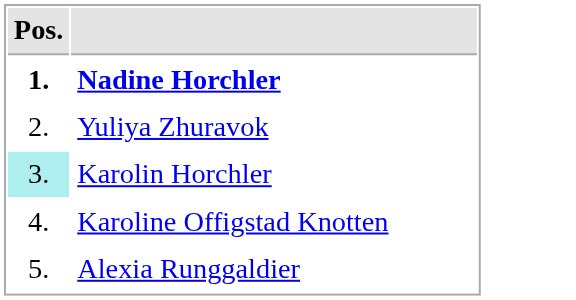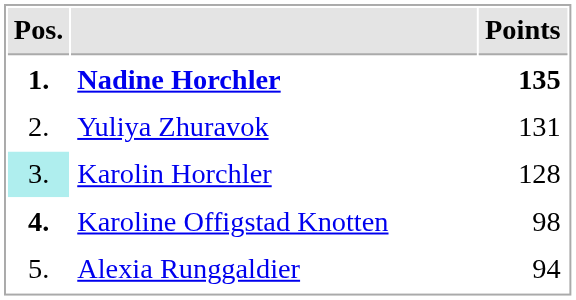+ column: (523, 30)
(39, 221) normal -> (39, 221) bold
